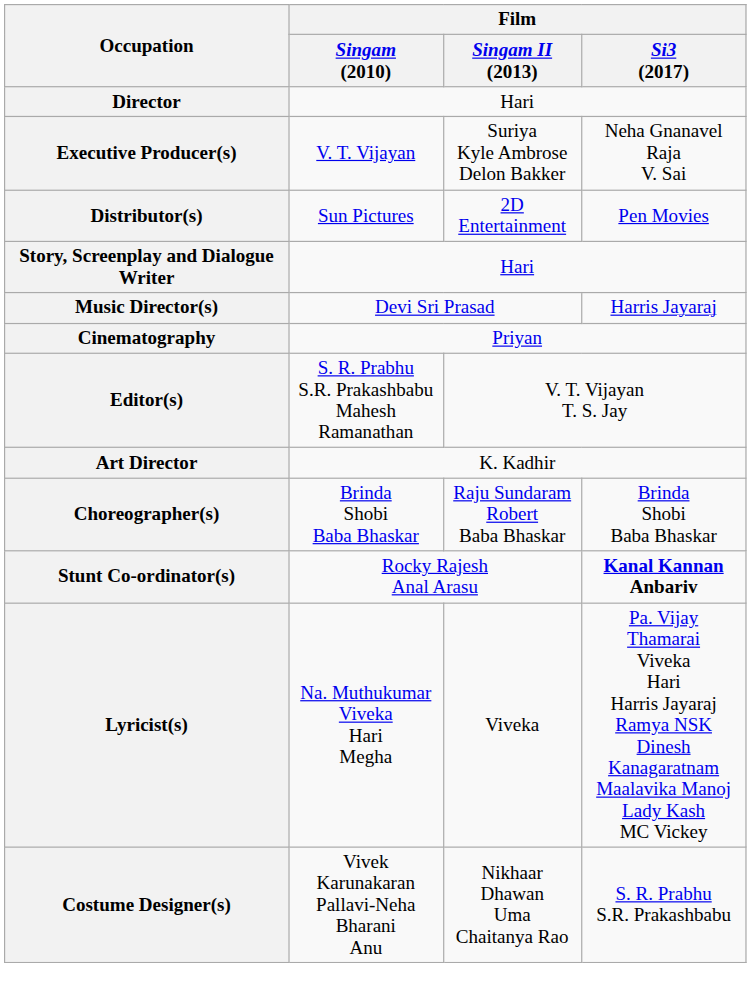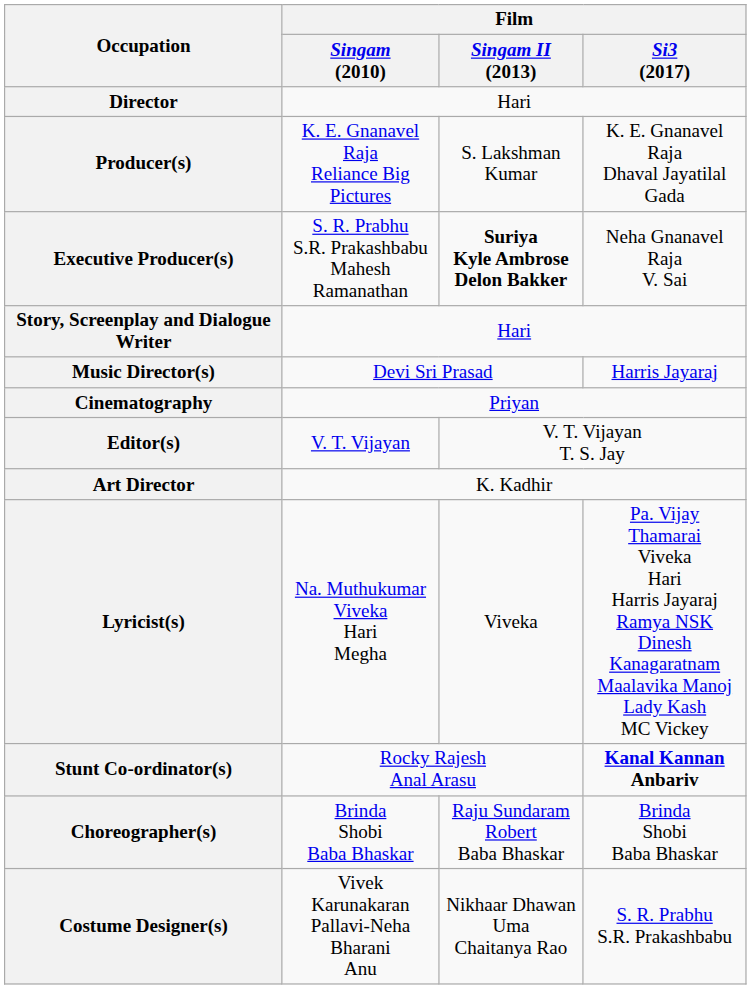+ row: (143, 163)
(366, 153) V. T. Vijayan -> (360, 258) S. R. Prabhu S.R. Prakashbabu Mahesh Ramanathan
(512, 153) normal -> (511, 258) bold
- row: (147, 215)
(366, 400) S. R. Prabhu S.R. Prakashbabu Mahesh Ramanathan -> (360, 443) V. T. Vijayan
rows swapped: (147, 724) <-> (147, 514)
